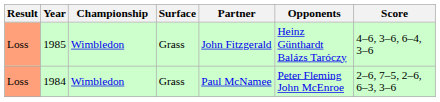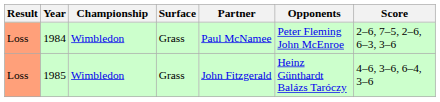rows swapped: (54, 81) <-> (54, 44)
